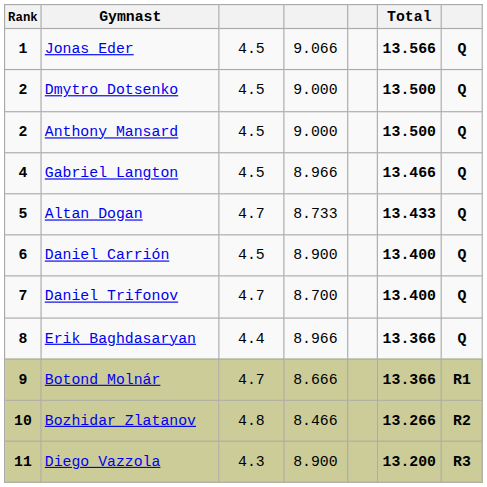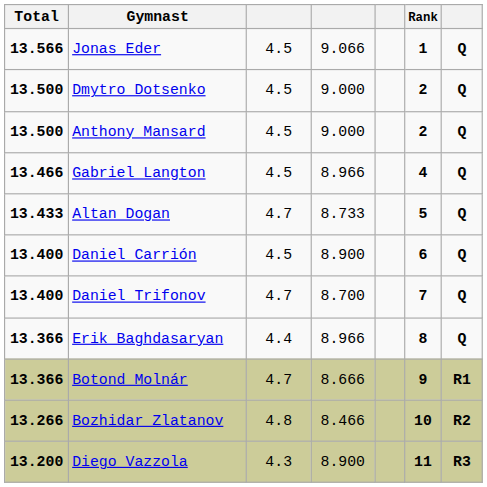columns swapped: (23, 17) <-> (409, 17)
